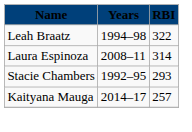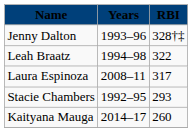+ row: (42, 35)
(162, 55) 314 -> (162, 76) 317
(162, 96) 257 -> (162, 117) 260
